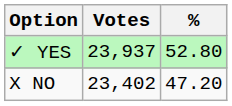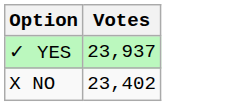- column: (194, 20)
